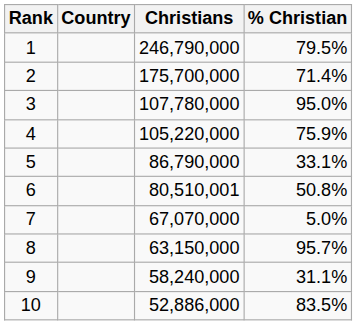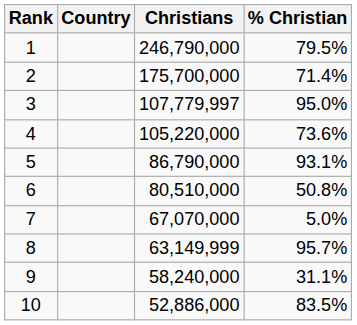(189, 104) 107,780,000 -> (189, 104) 107,779,997
(322, 133) 75.9% -> (322, 133) 73.6%
(322, 162) 33.1% -> (322, 162) 93.1%
(194, 190) 80,510,001 -> (194, 190) 80,510,000
(194, 248) 63,150,000 -> (194, 248) 63,149,999
